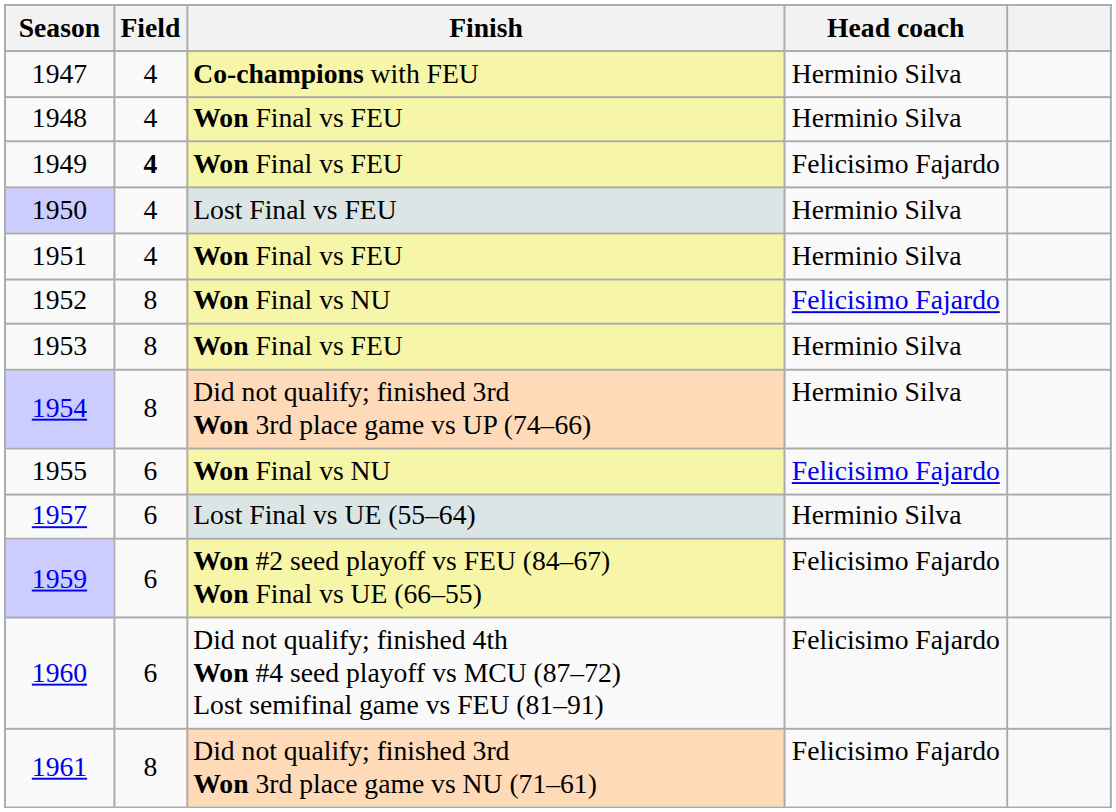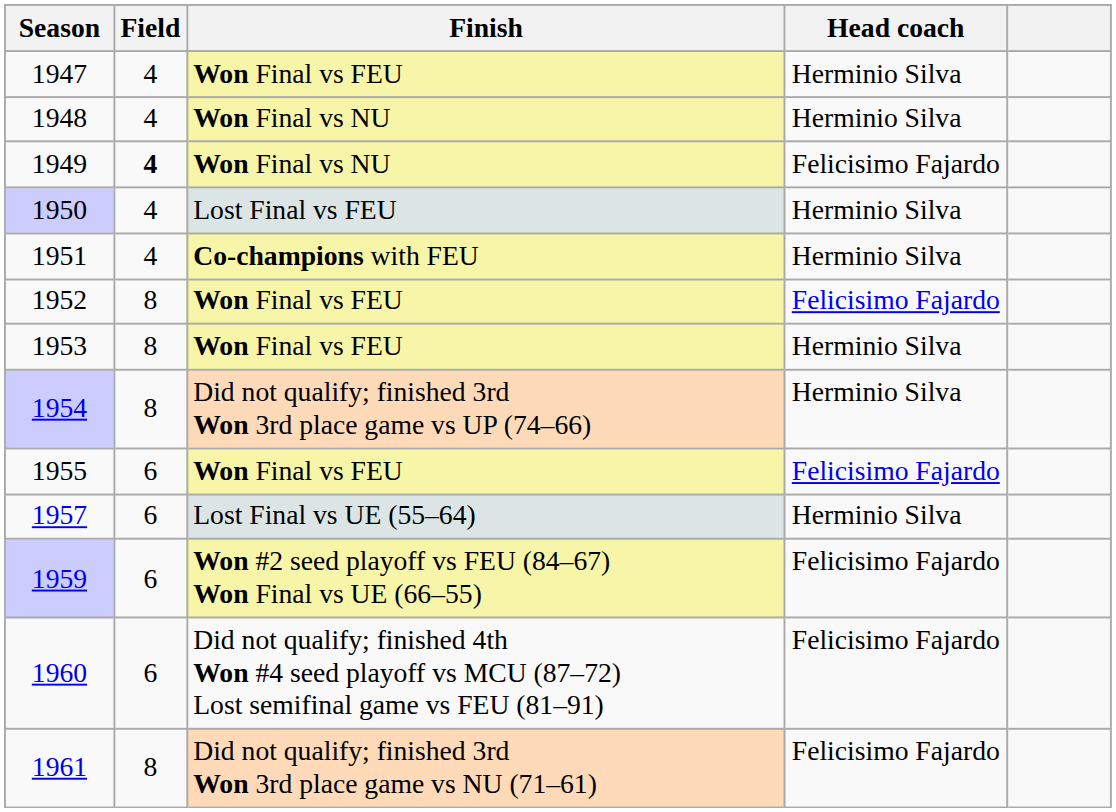(336, 73) Co-champions with FEU -> (298, 73) Won Final vs FEU
(298, 118) Won Final vs FEU -> (292, 118) Won Final vs NU
(298, 164) Won Final vs FEU -> (292, 164) Won Final vs NU
(298, 255) Won Final vs FEU -> (336, 255) Co-champions with FEU
(292, 301) Won Final vs NU -> (298, 301) Won Final vs FEU
(292, 470) Won Final vs NU -> (298, 470) Won Final vs FEU
